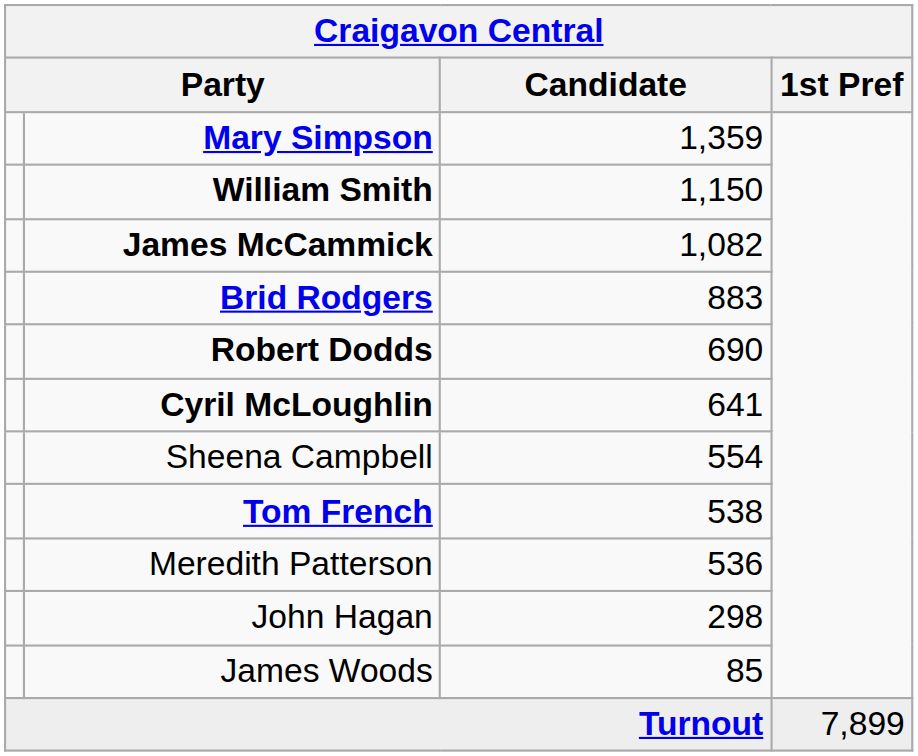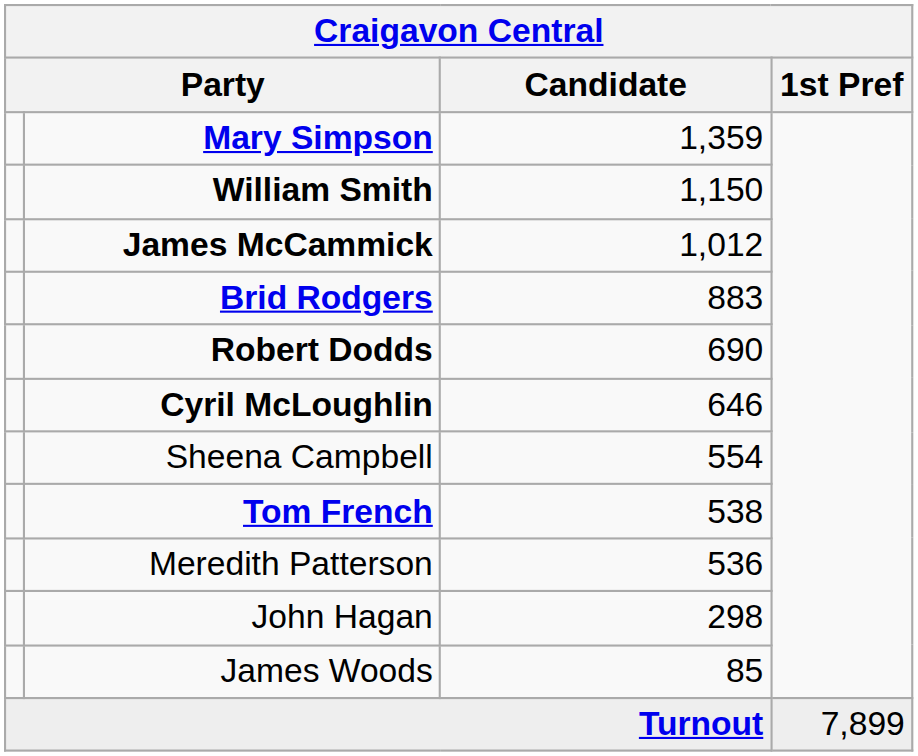(721, 244) 1,082 -> (721, 244) 1,012
(735, 404) 641 -> (735, 404) 646
